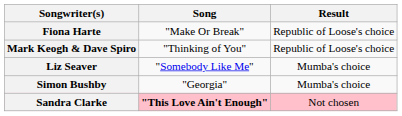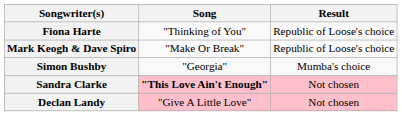(205, 31) "Make Or Break" -> (205, 31) "Thinking of You"
(205, 48) "Thinking of You" -> (205, 48) "Make Or Break"
- row: (72, 66)
+ row: (72, 102)
